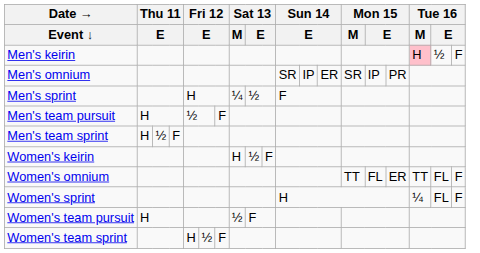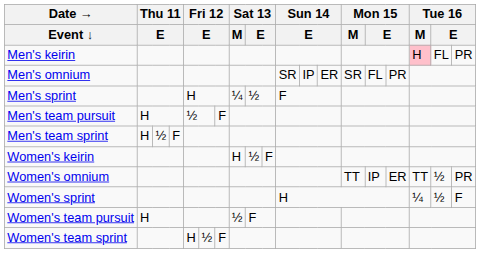(439, 55) ½ -> (441, 55) FL
(459, 55) F -> (464, 55) PR
(374, 75) IP -> (375, 75) FL
(375, 177) FL -> (374, 177) IP
(441, 177) FL -> (439, 177) ½
(459, 177) F -> (464, 177) PR
(441, 197) FL -> (439, 197) ½
